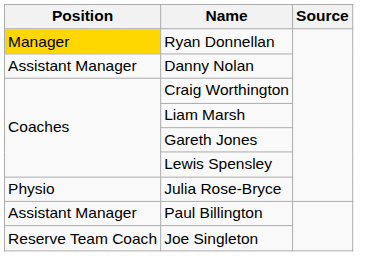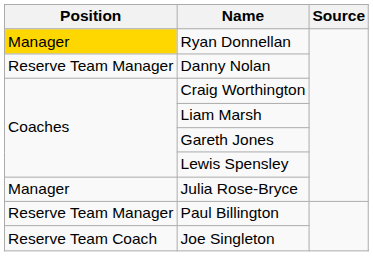(72, 66) Assistant Manager -> (91, 66) Reserve Team Manager
(31, 189) Physio -> (39, 189) Manager
(72, 213) Assistant Manager -> (91, 213) Reserve Team Manager
